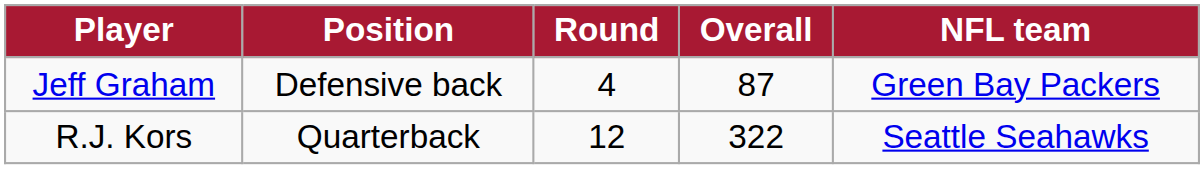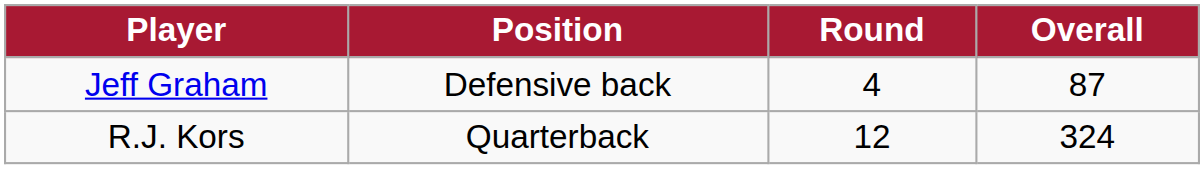- column: (1016, 30)
(756, 136) 322 -> (1087, 136) 324
